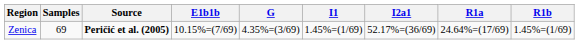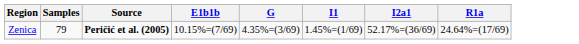- column: (542, 13)
(61, 30) 69 -> (61, 30) 79
